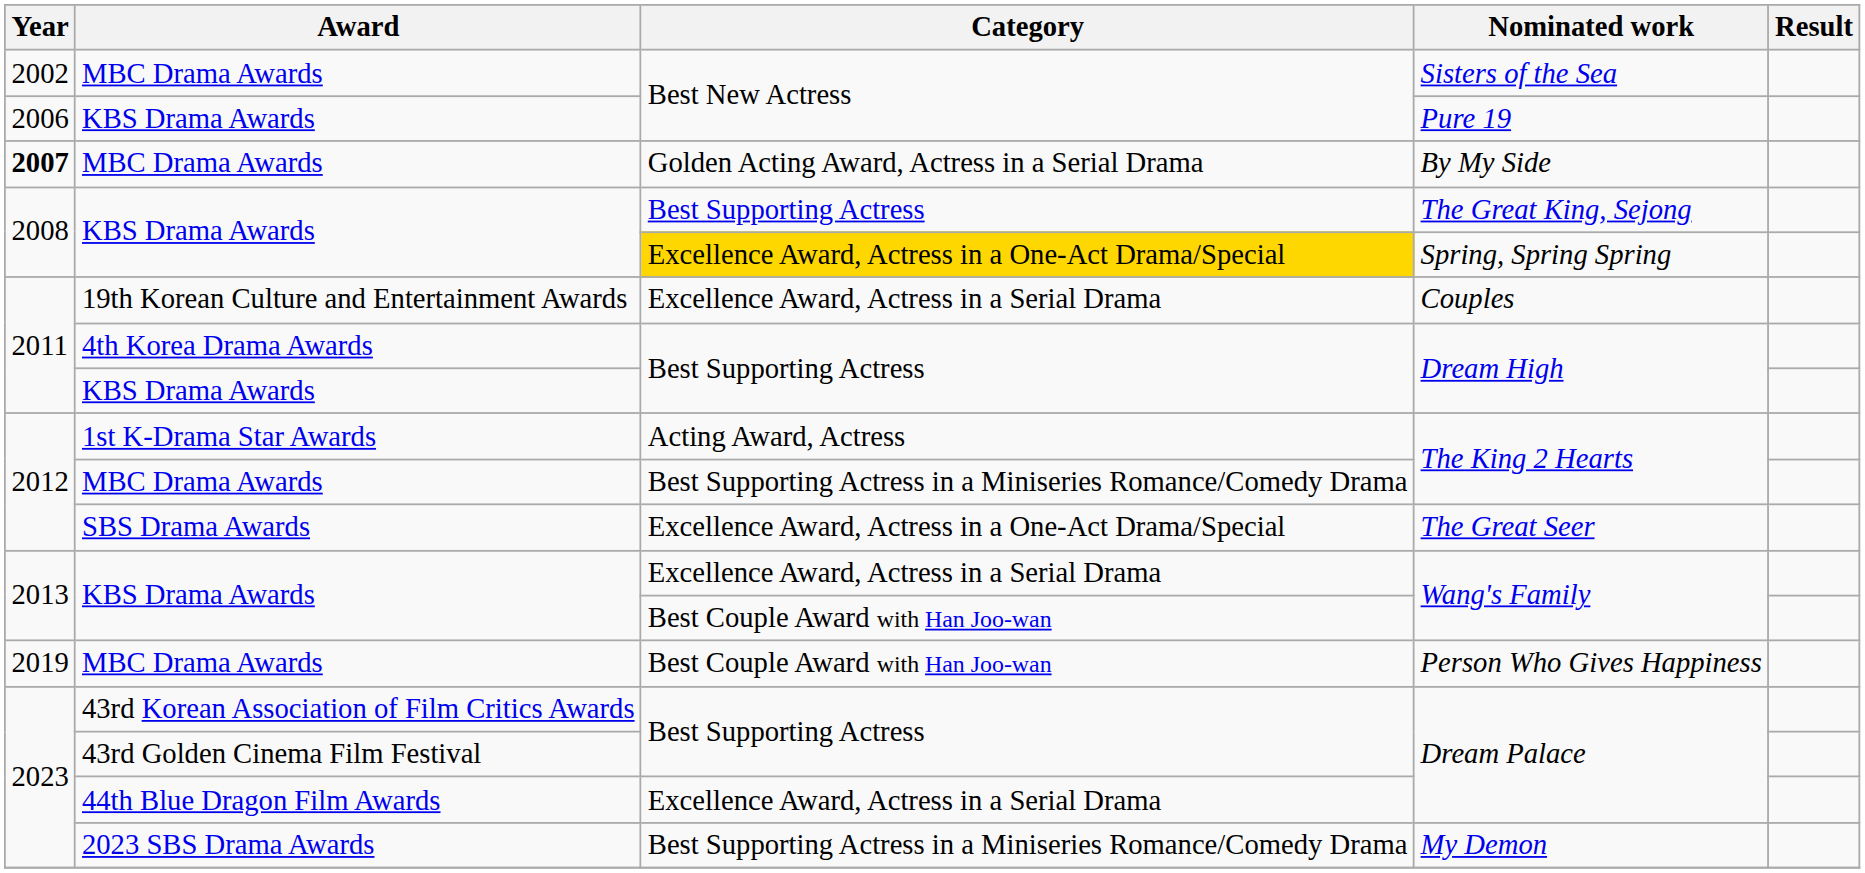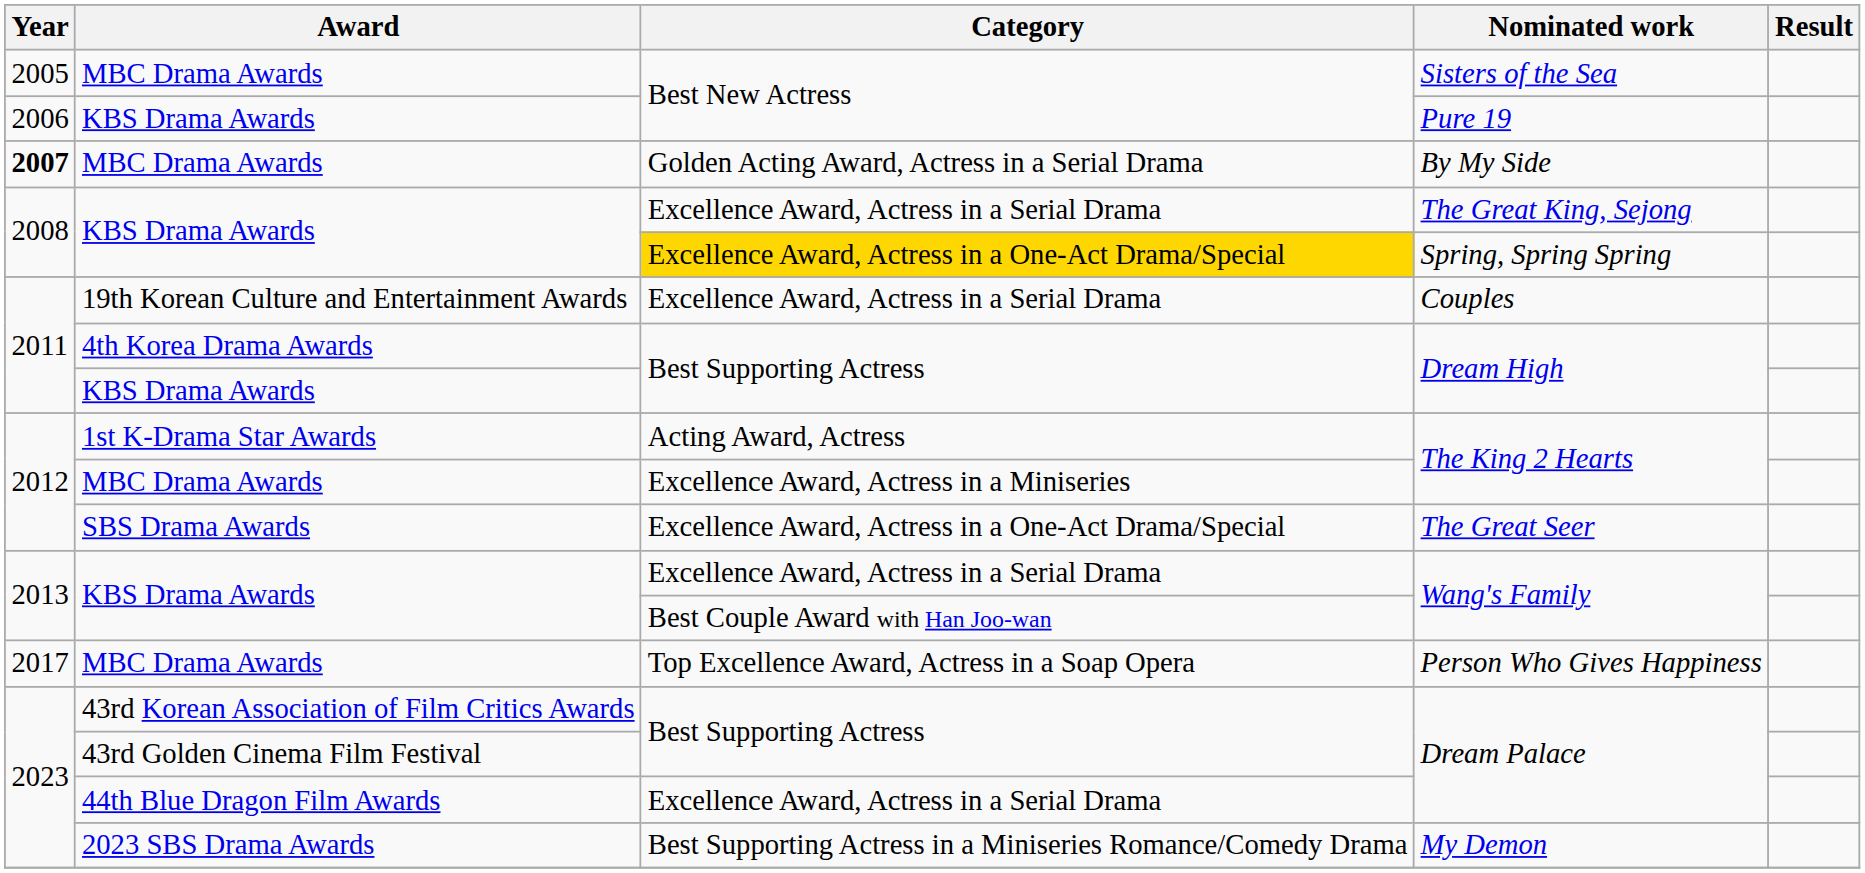(40, 72) 2002 -> (40, 72) 2005
(786, 208) Best Supporting Actress -> (905, 208) Excellence Award, Actress in a Serial Drama
(1028, 481) Best Supporting Actress in a Miniseries Romance/Comedy Drama -> (889, 481) Excellence Award, Actress in a Miniseries
(40, 663) 2019 -> (40, 663) 2017
(850, 663) Best Couple Award with Han Joo-wan -> (921, 663) Top Excellence Award, Actress in a Soap Opera
